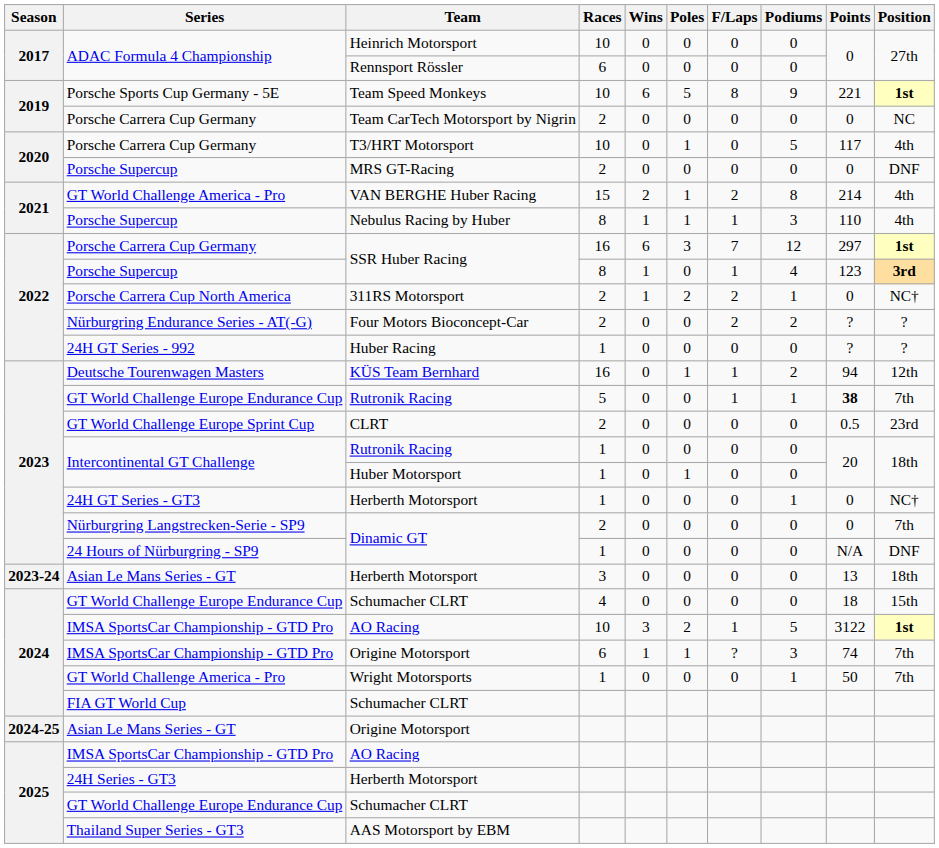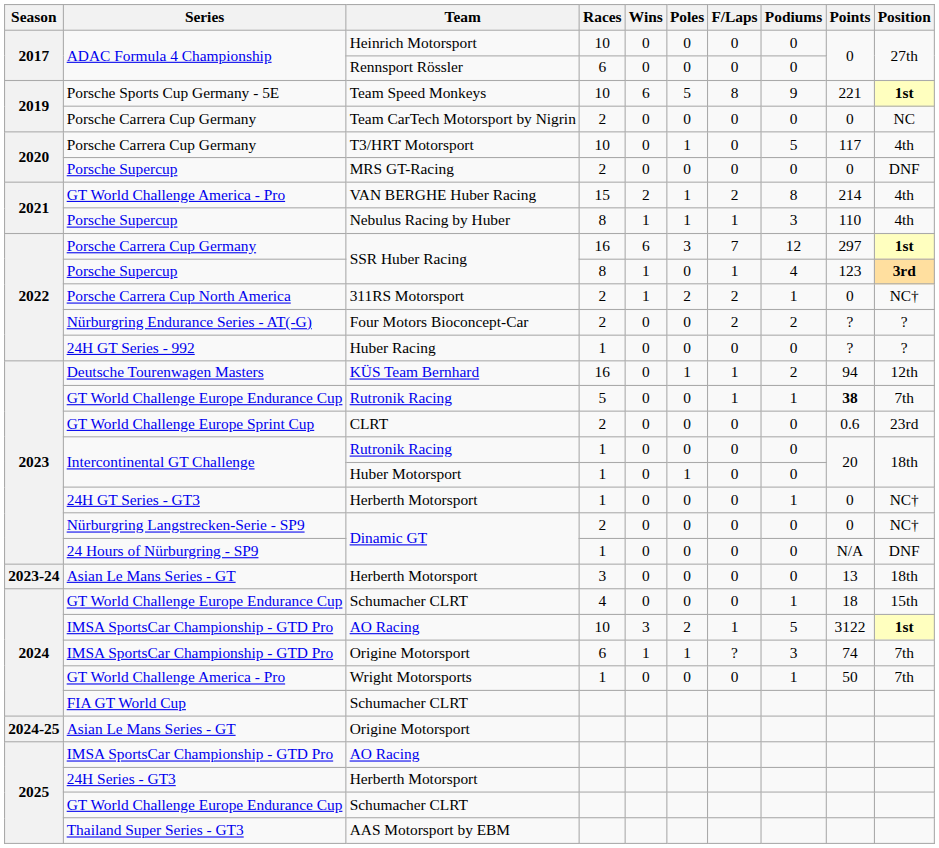(850, 424) 0.5 -> (850, 424) 0.6
(904, 525) 7th -> (904, 525) NC†
(794, 602) 0 -> (794, 602) 1
